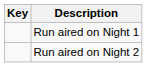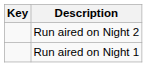rows swapped: (86, 32) <-> (86, 52)
